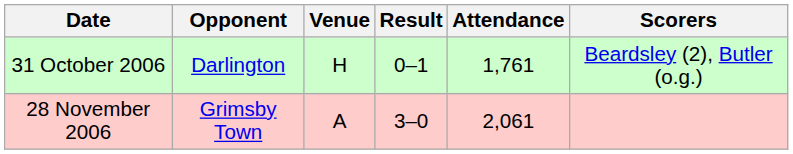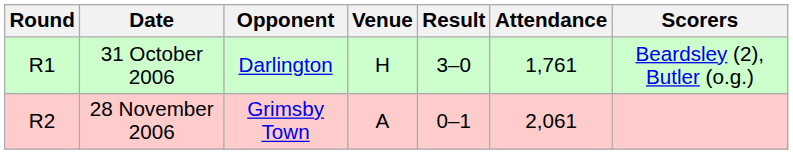+ column: (42, 20)
(411, 65) 0–1 -> (454, 65) 3–0
(411, 121) 3–0 -> (454, 121) 0–1
